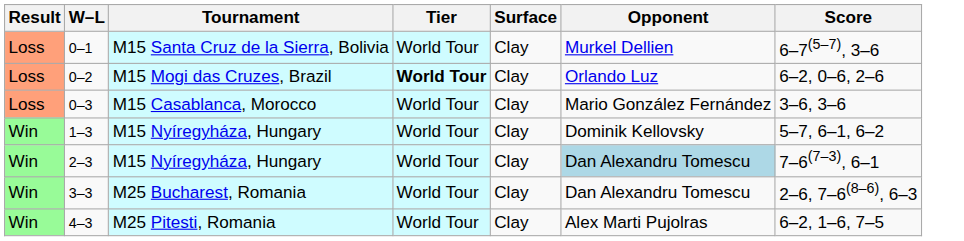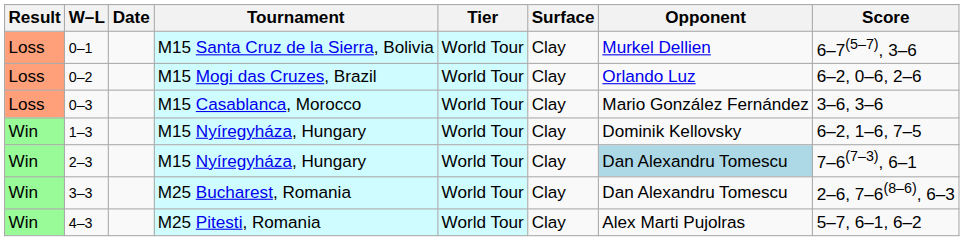+ column: (131, 18)
(441, 77) bold -> (483, 77) normal
(832, 131) 5–7, 6–1, 6–2 -> (869, 131) 6–2, 1–6, 7–5
(832, 222) 6–2, 1–6, 7–5 -> (869, 222) 5–7, 6–1, 6–2
